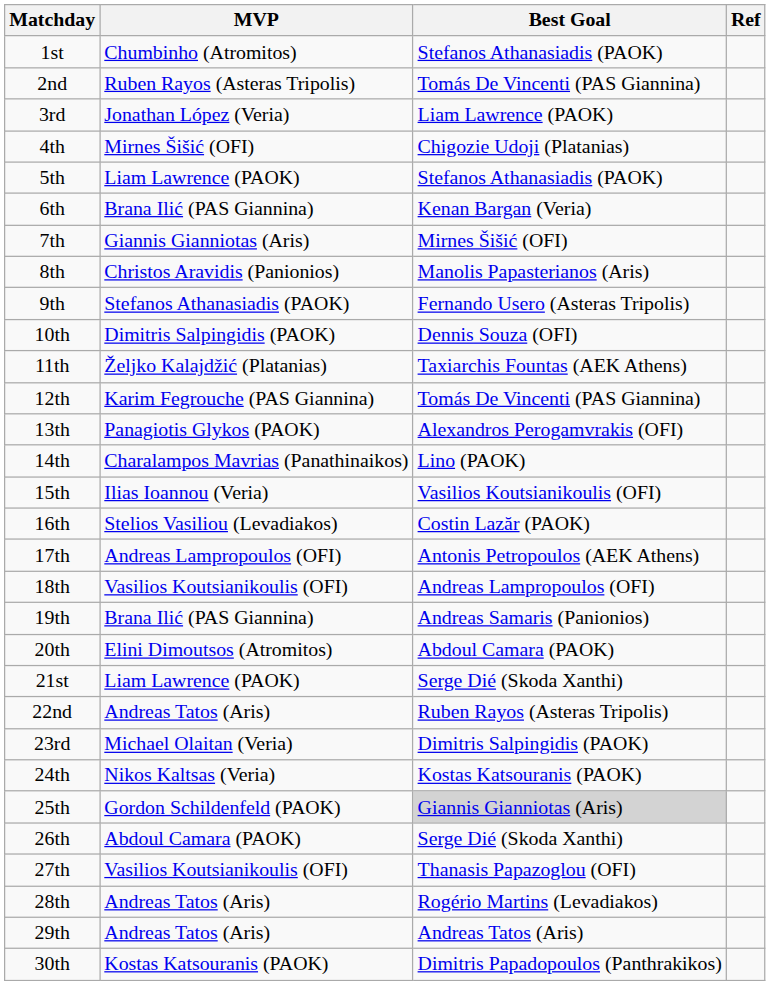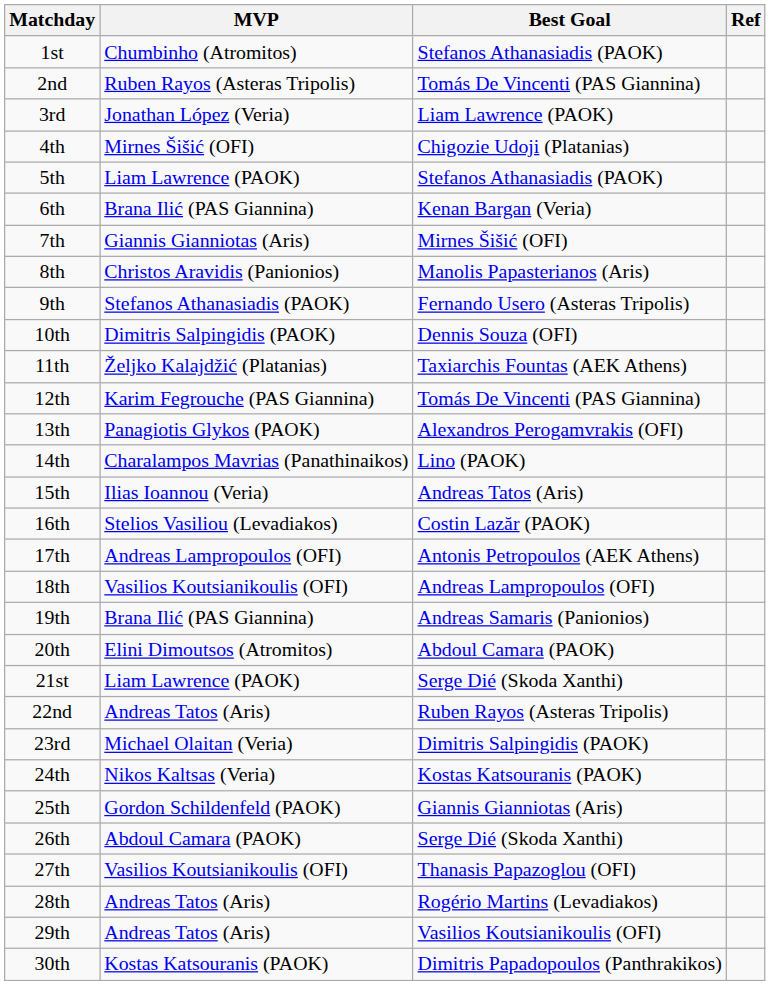(539, 492) Vasilios Koutsianikoulis (OFI) -> (500, 492) Andreas Tatos (Aris)
(520, 806) lightgrey background -> (520, 806) no background
(500, 932) Andreas Tatos (Aris) -> (539, 932) Vasilios Koutsianikoulis (OFI)
